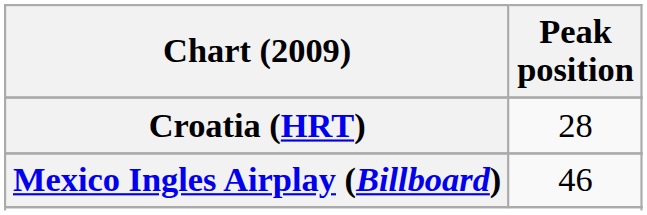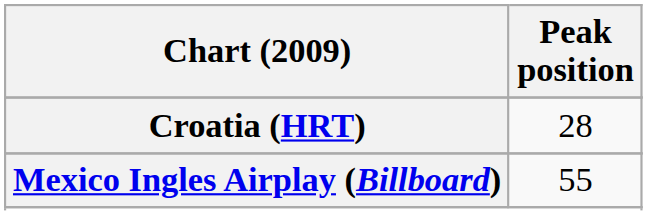(575, 179) 46 -> (575, 179) 55
